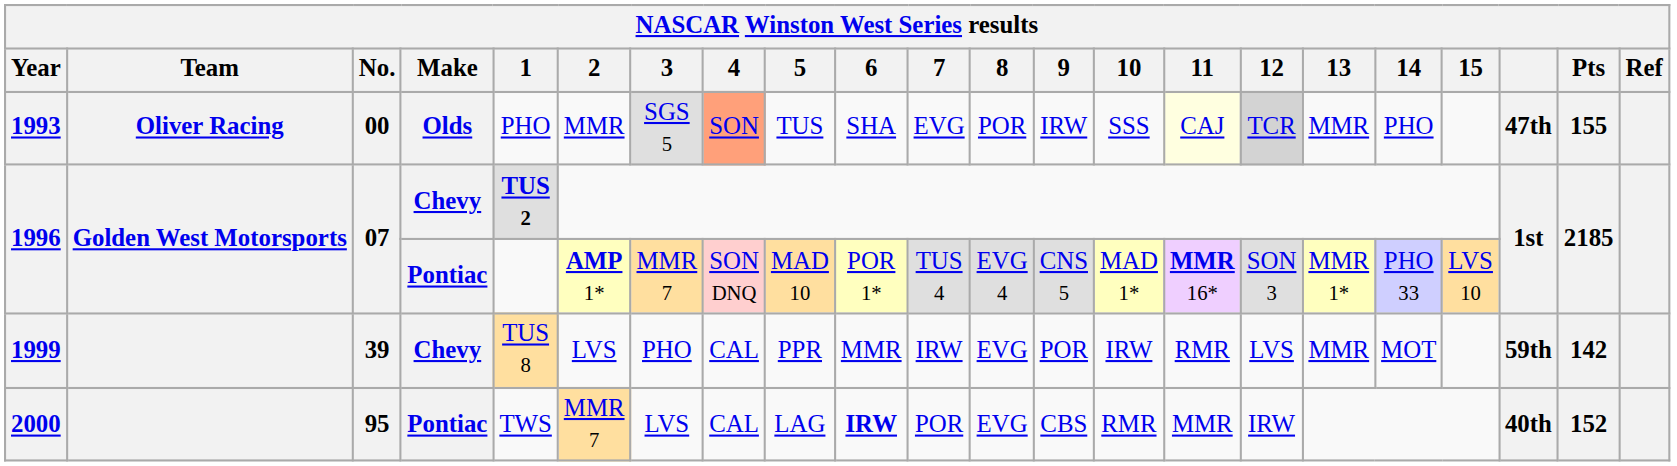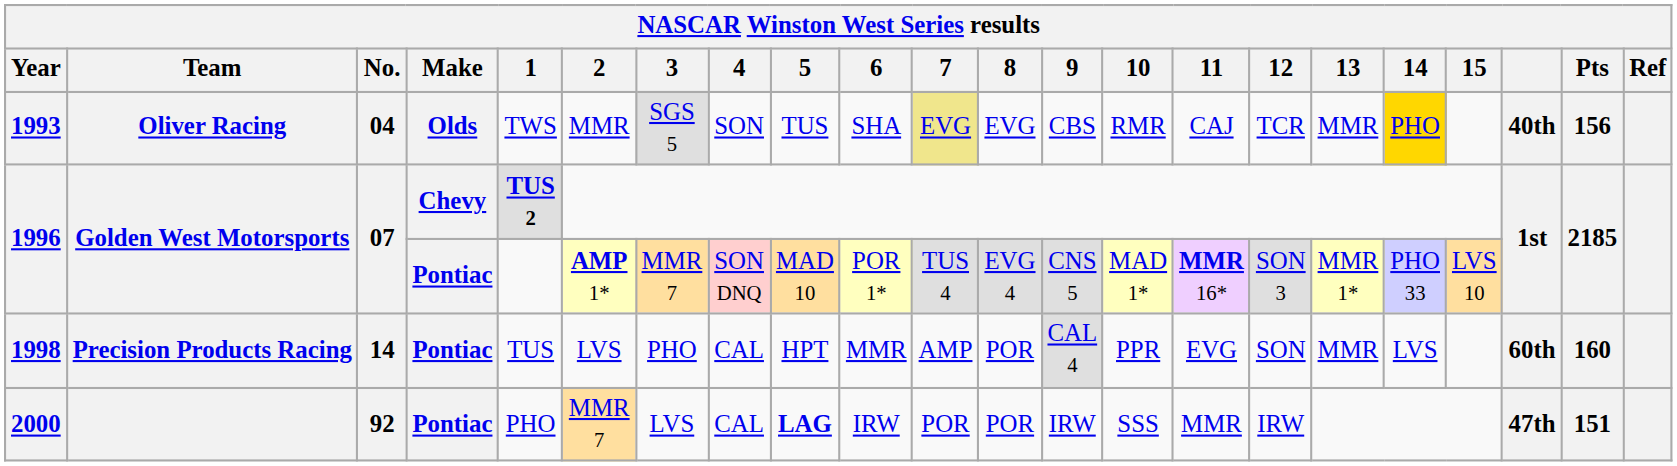(377, 127) 00 -> (382, 127) 04
(526, 127) PHO -> (531, 127) TWS
(734, 127) lightsalmon background -> (739, 127) no background
(939, 127) no background -> (946, 127) khaki background
(1002, 127) POR -> (1010, 127) EVG
(1064, 127) IRW -> (1072, 127) CBS
(1129, 127) SSS -> (1138, 127) RMR
(1202, 127) lightyellow background -> (1211, 127) no background
(1272, 127) lightgrey background -> (1281, 127) no background
(1409, 127) no background -> (1415, 127) gold background
(1528, 127) 47th -> (1532, 127) 40th
(1589, 127) 155 -> (1592, 127) 156
+ row: (36, 349)
- row: (36, 349)
(377, 423) 95 -> (382, 423) 92
(526, 423) TWS -> (531, 423) PHO
(800, 423) normal -> (805, 423) bold
(871, 423) bold -> (876, 423) normal
(1002, 423) EVG -> (1010, 423) POR
(1064, 423) CBS -> (1072, 423) IRW
(1129, 423) RMR -> (1138, 423) SSS
(1528, 423) 40th -> (1532, 423) 47th
(1589, 423) 152 -> (1592, 423) 151
